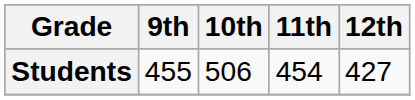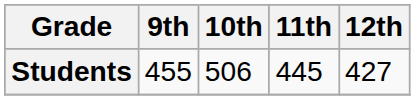(299, 71) 454 -> (299, 71) 445
